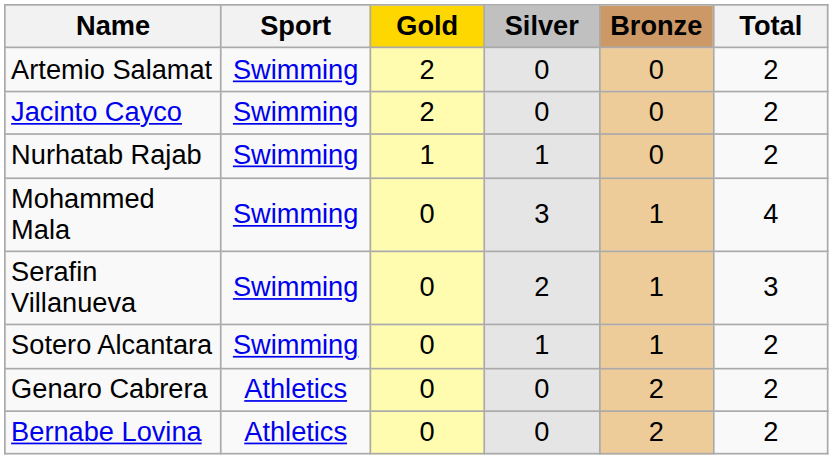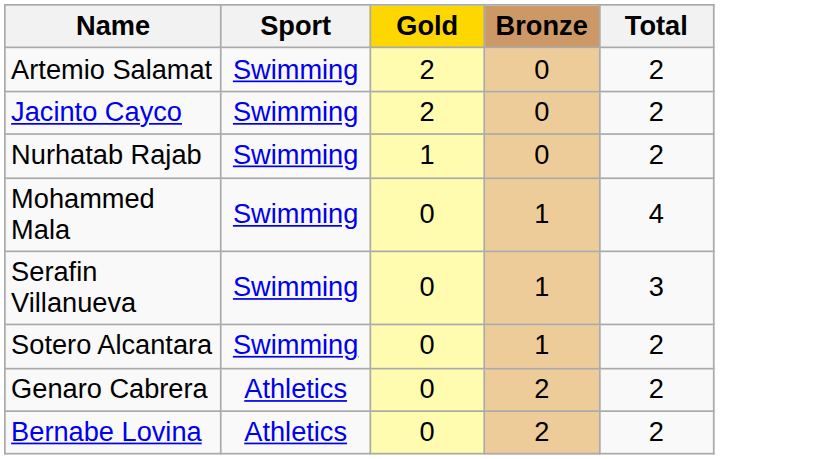- column: (542, 26)
